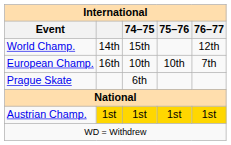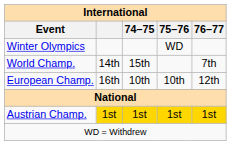+ row: (46, 47)
(209, 47) 12th -> (209, 64) 7th
(209, 64) 7th -> (209, 81) 12th
- row: (39, 81)
